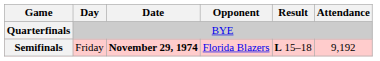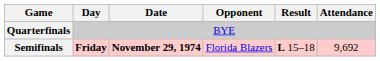(90, 47) normal -> (91, 47) bold
(343, 47) 9,192 -> (346, 47) 9,692
